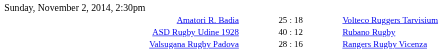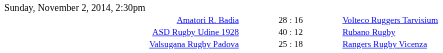(291, 20) 25 : 18 -> (291, 20) 28 : 16
(291, 44) 28 : 16 -> (291, 44) 25 : 18
